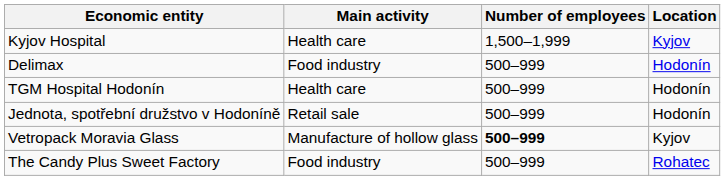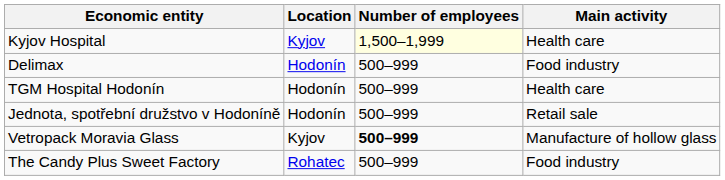columns swapped: (685, 16) <-> (383, 16)
(528, 41) no background -> (401, 41) lightyellow background
